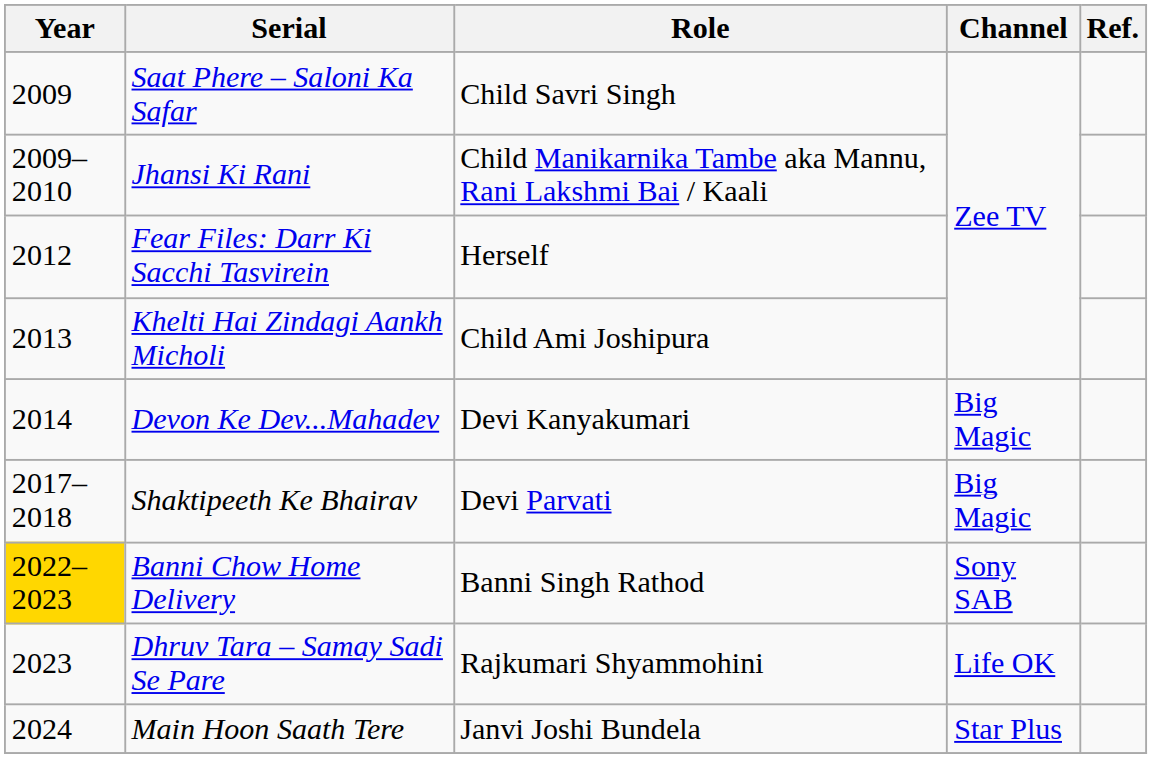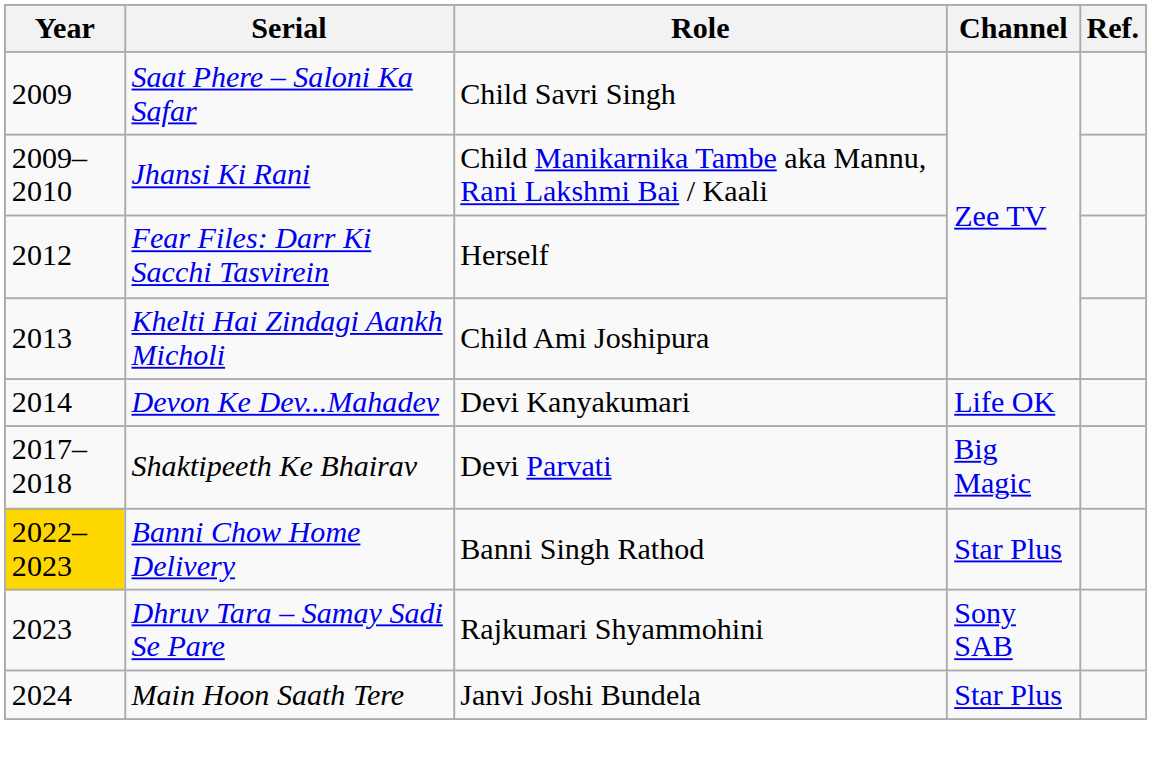(993, 419) Big Magic -> (1005, 402) Life OK
(985, 582) Sony SAB -> (1008, 548) Star Plus
(1005, 663) Life OK -> (985, 629) Sony SAB
